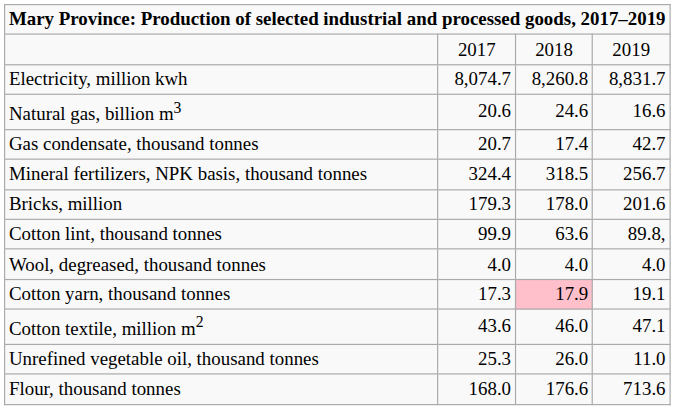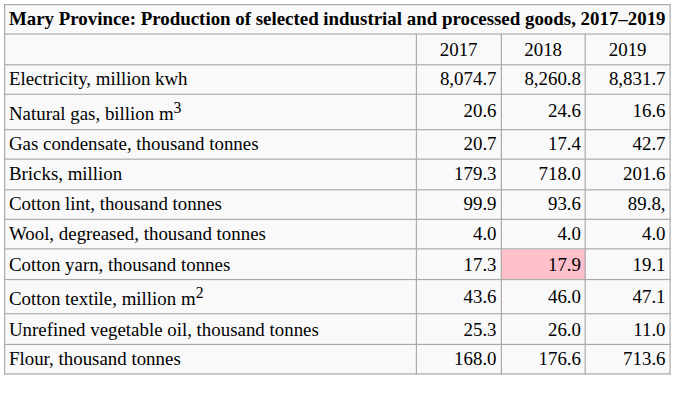- row: (188, 174)
(567, 204) 178.0 -> (560, 174) 718.0
(572, 234) 63.6 -> (564, 204) 93.6
